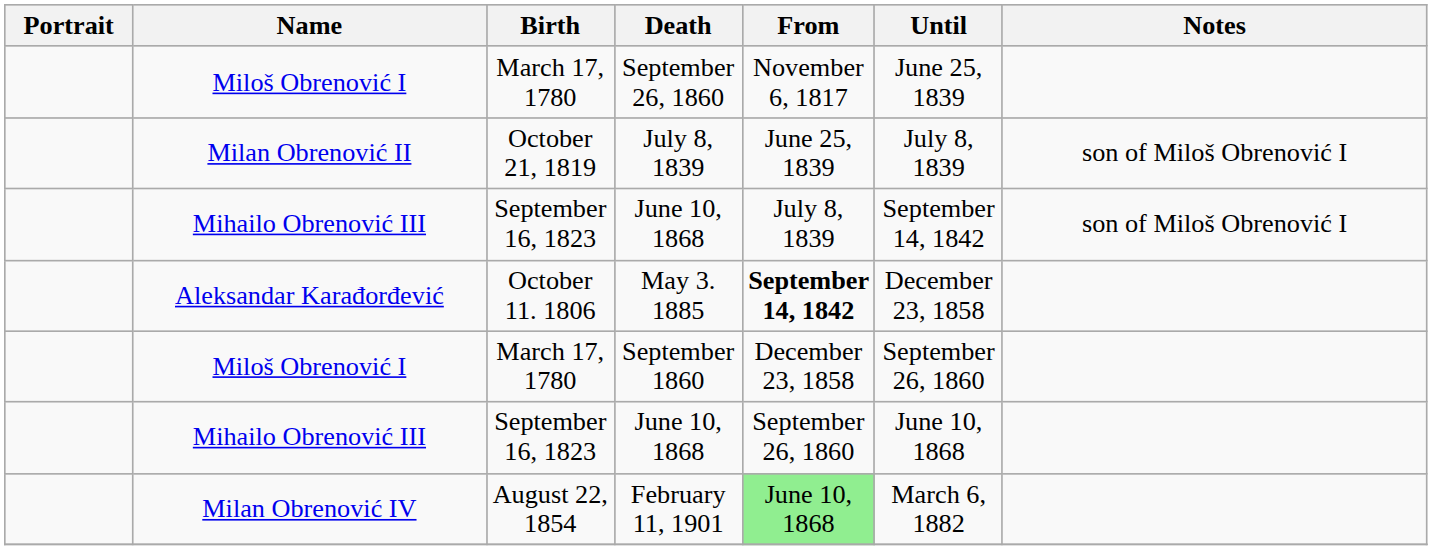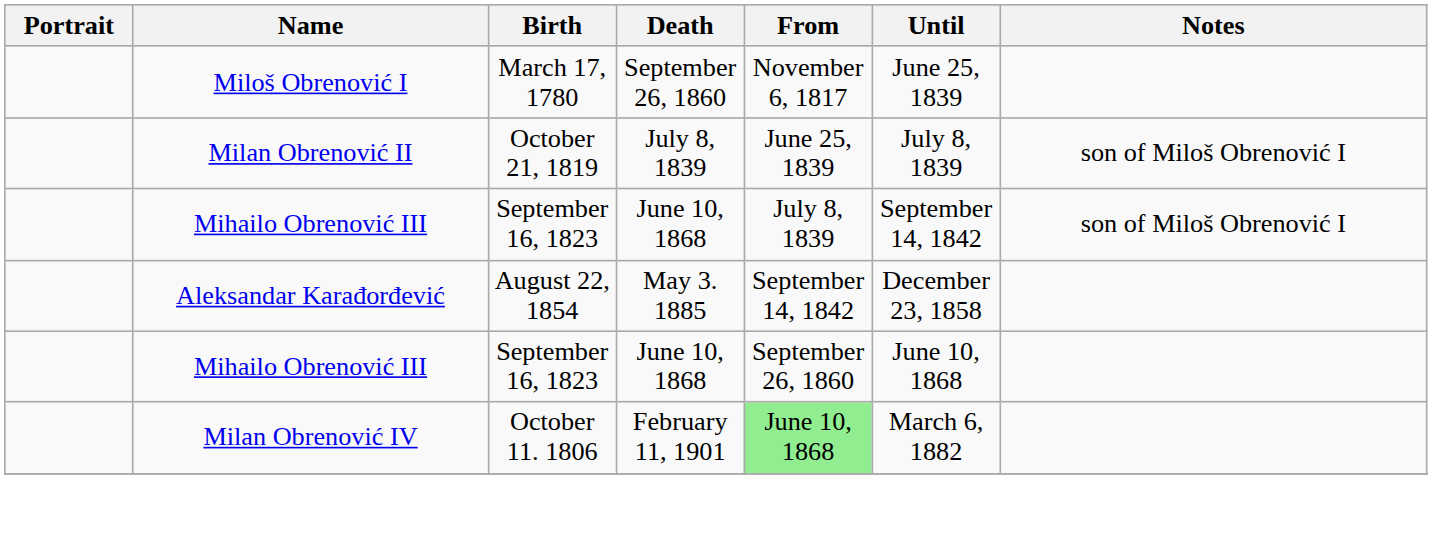(550, 295) October 11. 1806 -> (552, 295) August 22, 1854
(809, 295) bold -> (808, 295) normal
- row: (309, 366)
(550, 508) August 22, 1854 -> (552, 437) October 11. 1806
